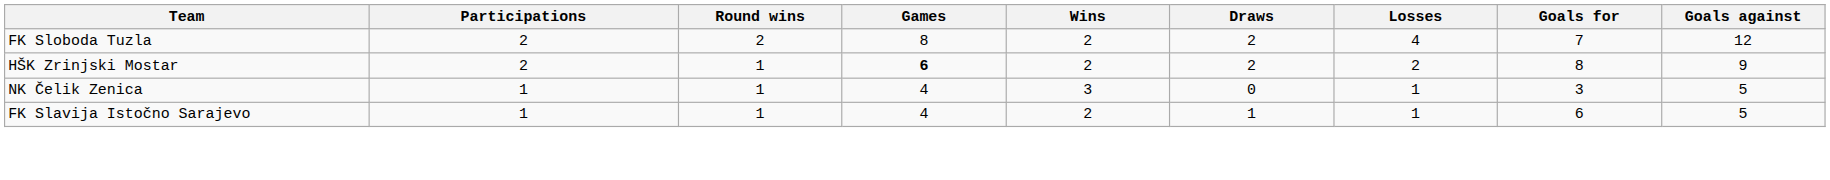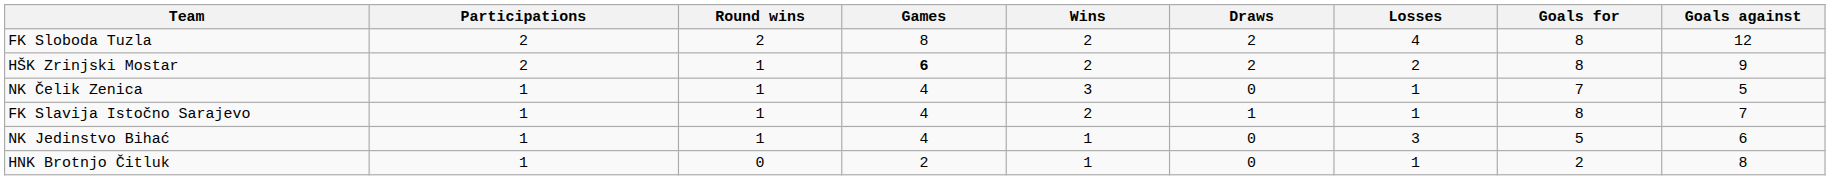(1579, 41) 7 -> (1579, 41) 8
(1579, 90) 3 -> (1579, 90) 7
(1579, 114) 6 -> (1579, 114) 8
(1743, 114) 5 -> (1743, 114) 7
+ row: (89, 139)
+ row: (89, 163)
